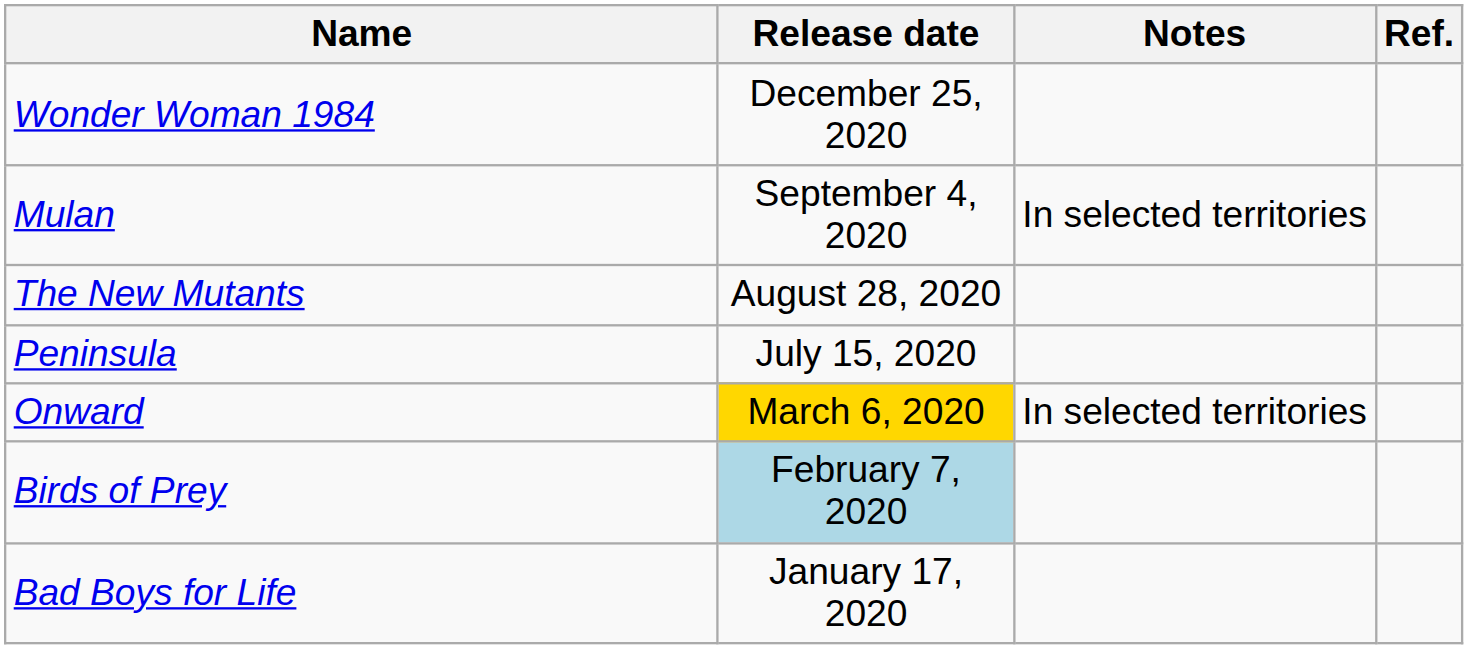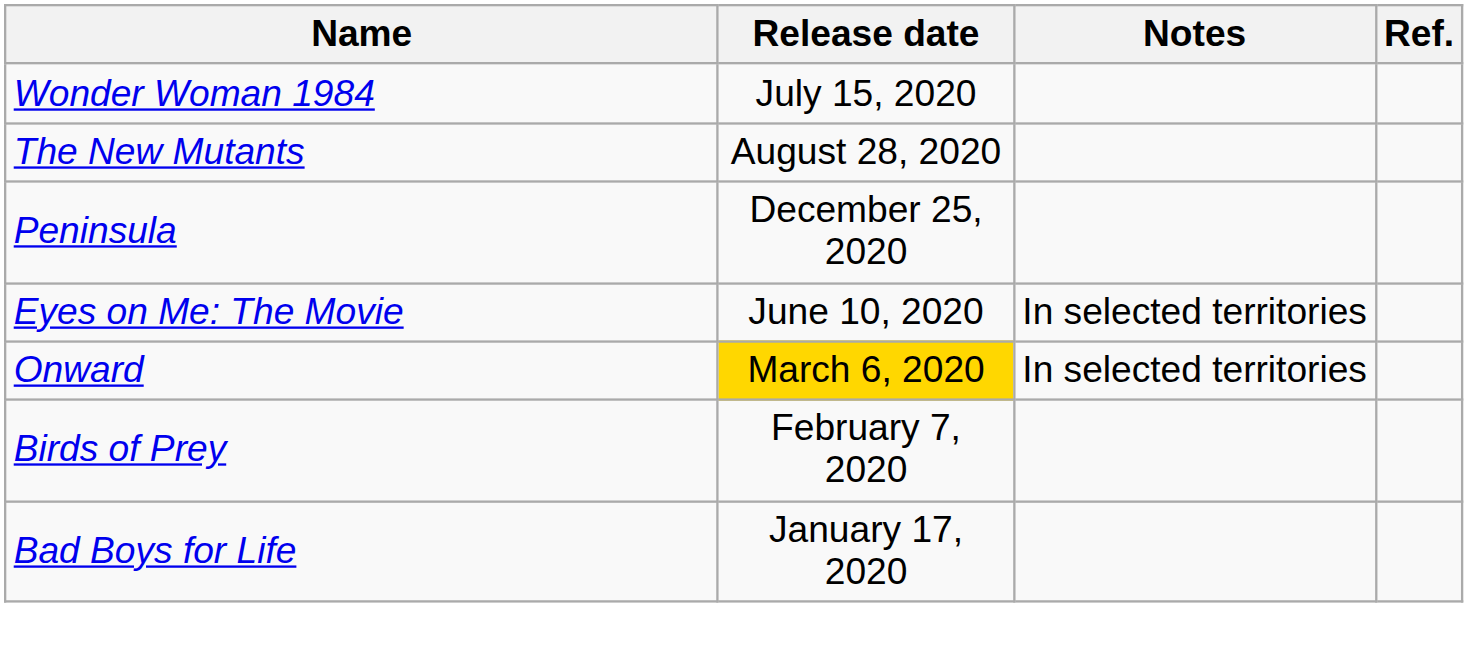(866, 113) December 25, 2020 -> (866, 92) July 15, 2020
- row: (64, 214)
(866, 352) July 15, 2020 -> (866, 231) December 25, 2020
+ row: (209, 311)
(866, 491) lightblue background -> (866, 449) no background
